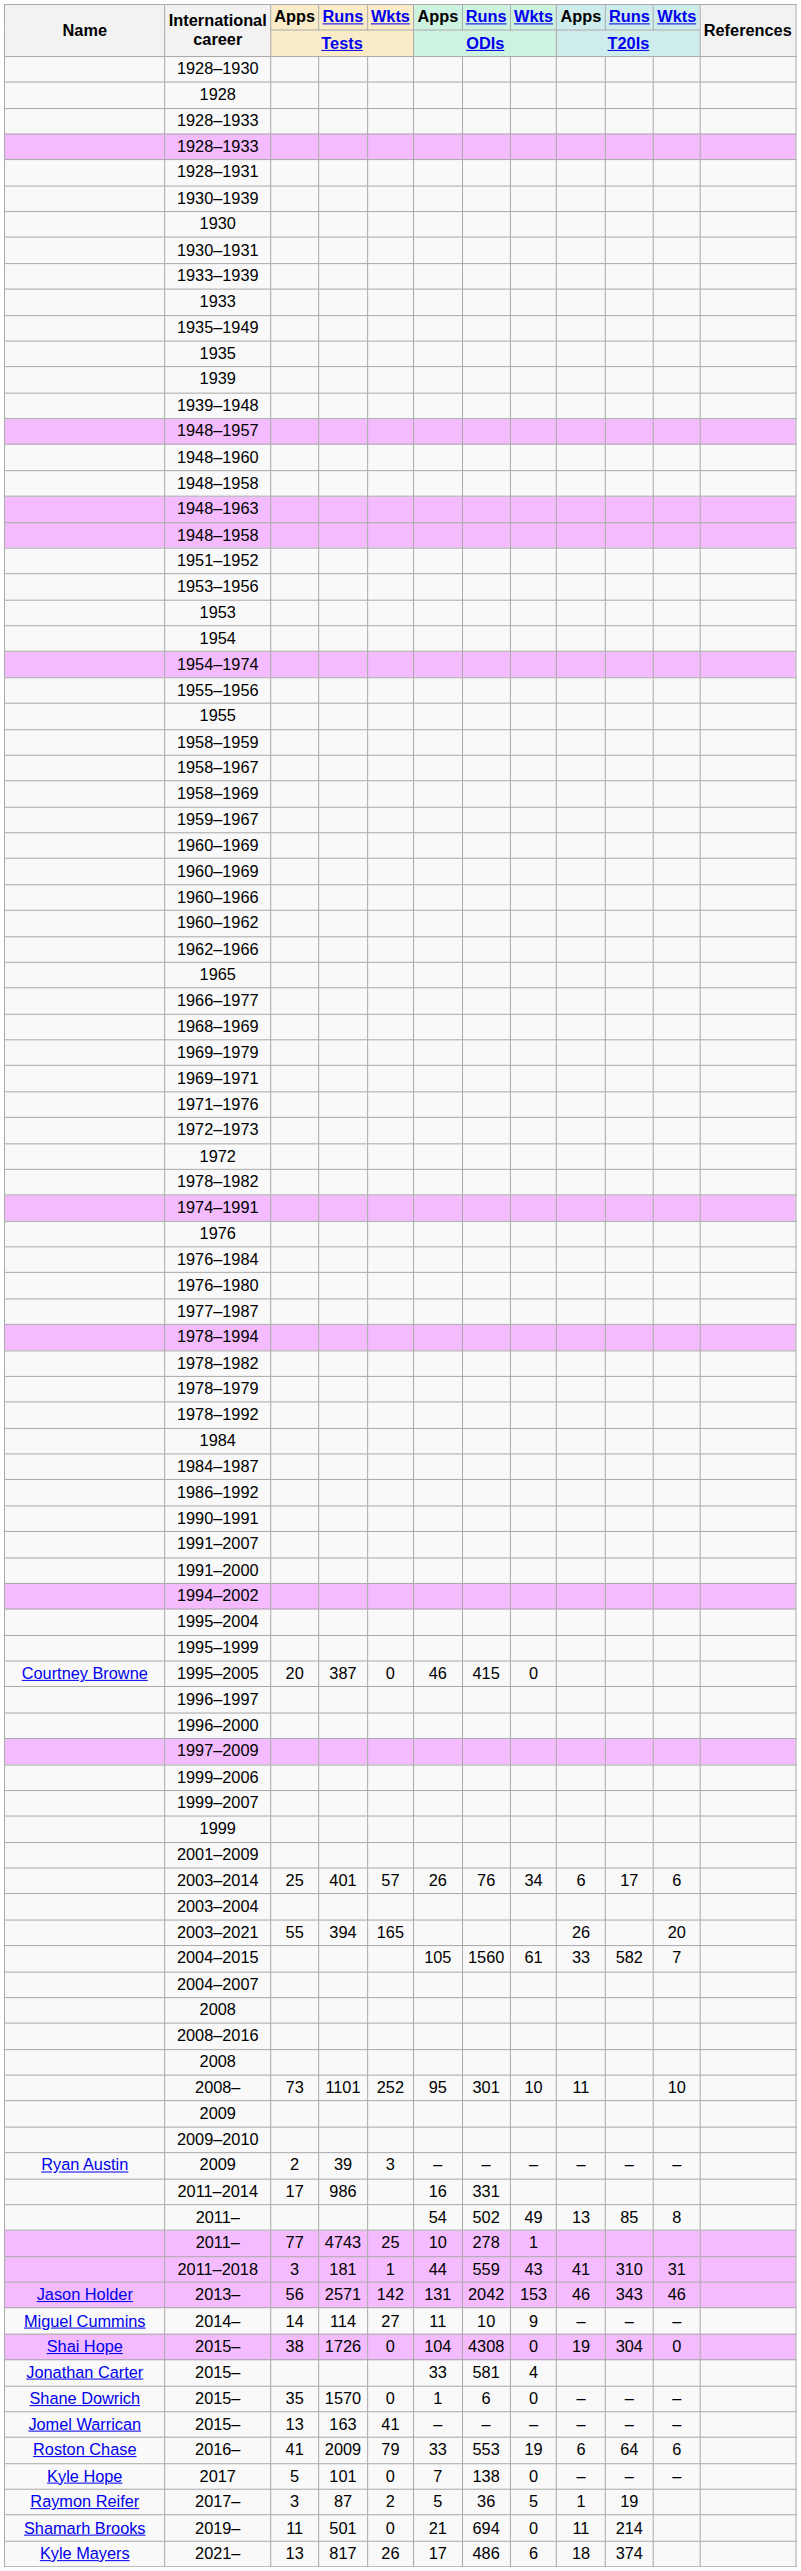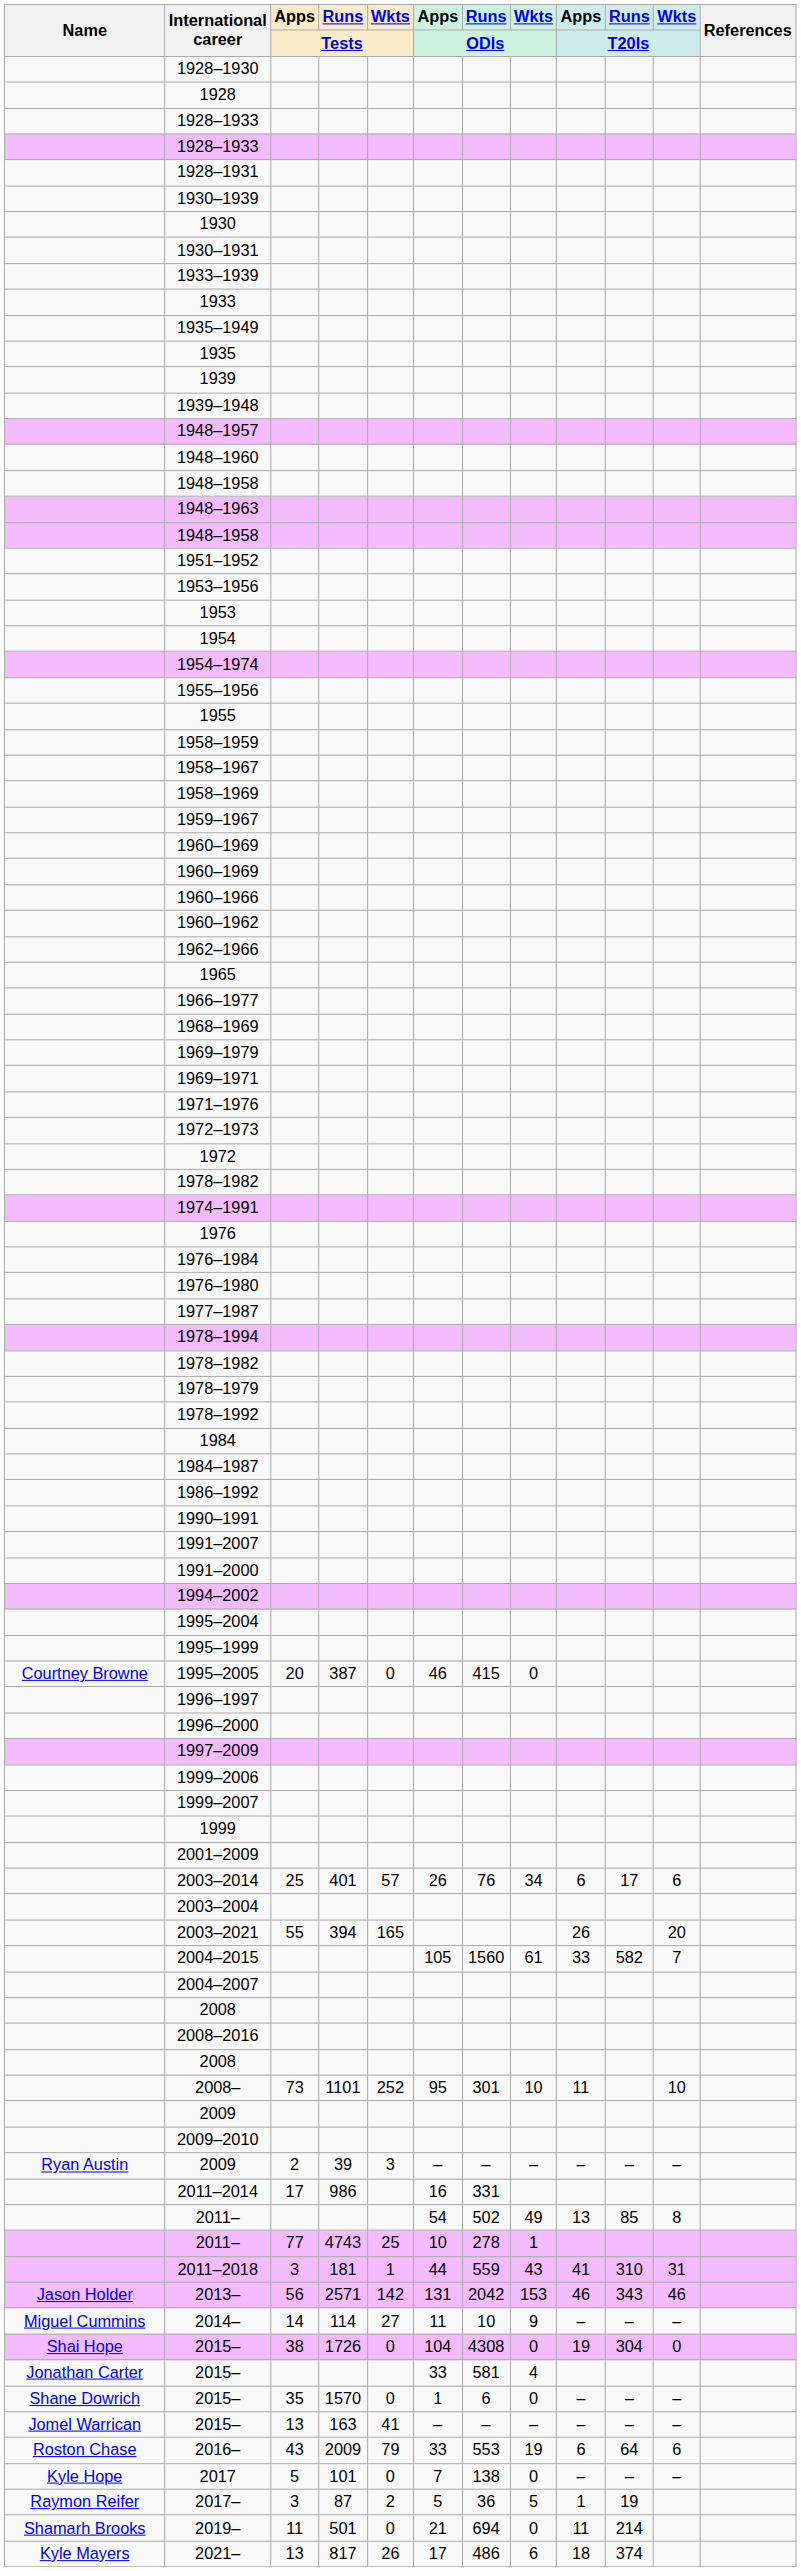(295, 2450) 41 -> (295, 2450) 43
